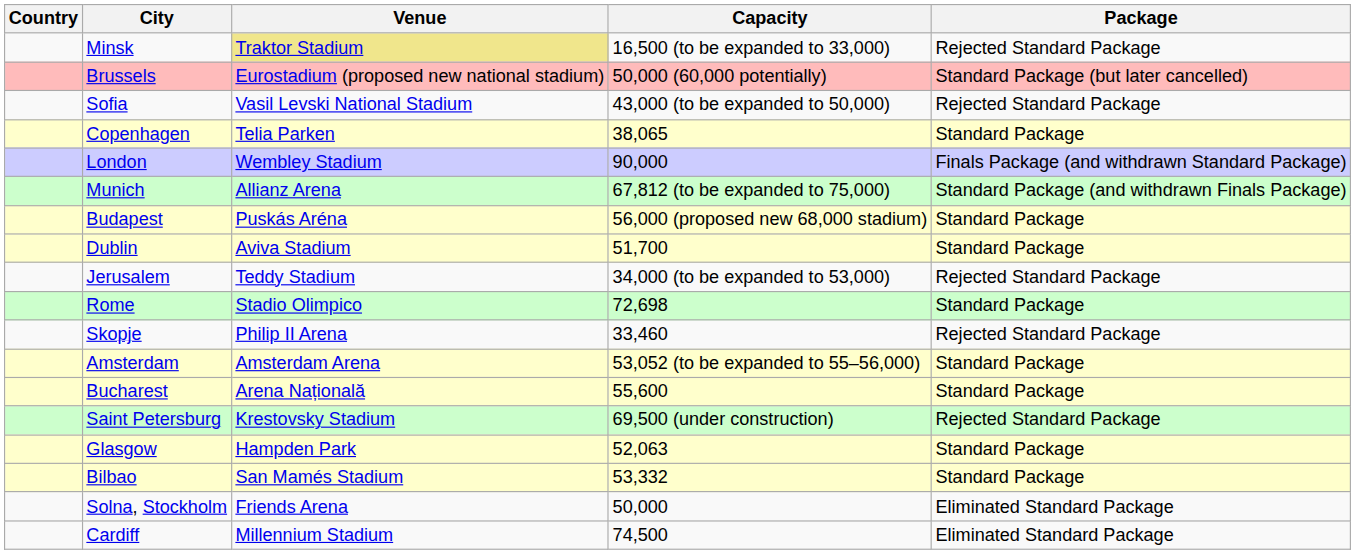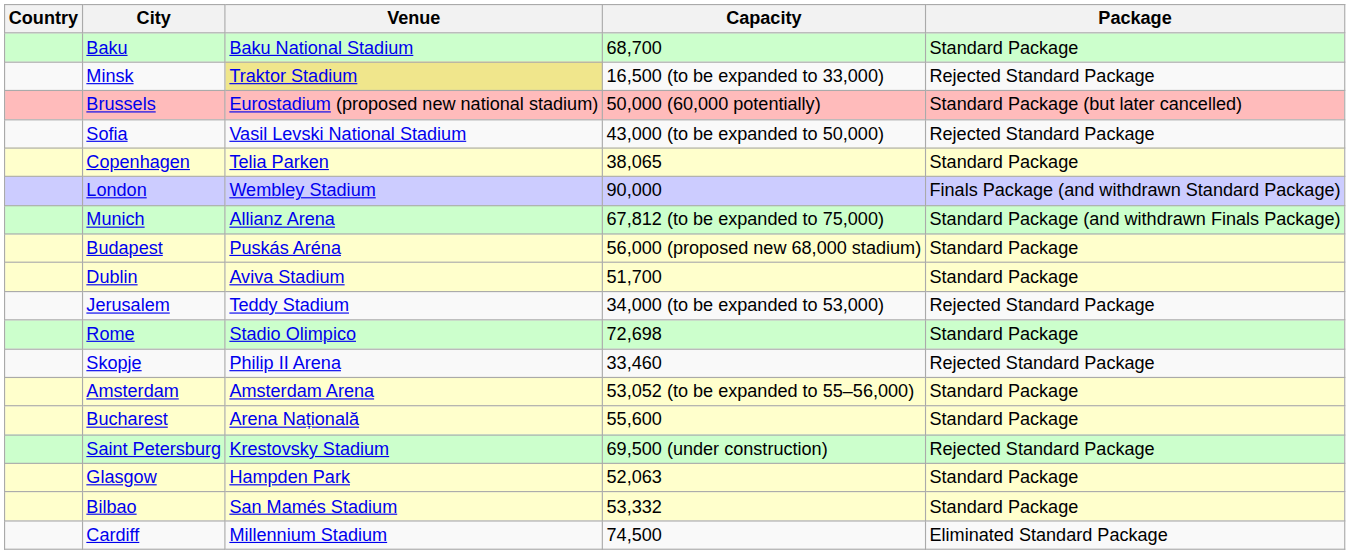+ row: (107, 47)
- row: (157, 506)
